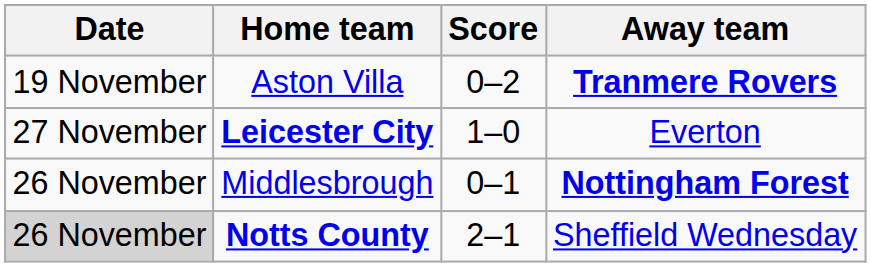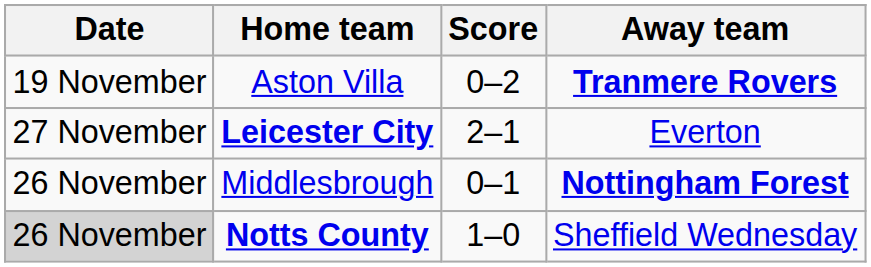(493, 132) 1–0 -> (493, 132) 2–1
(493, 235) 2–1 -> (493, 235) 1–0
